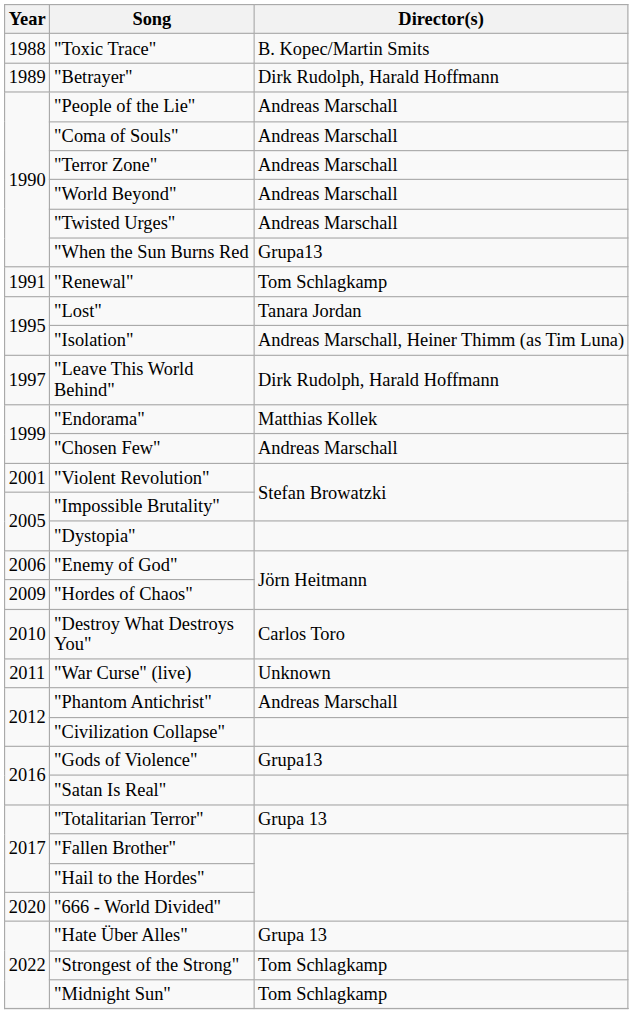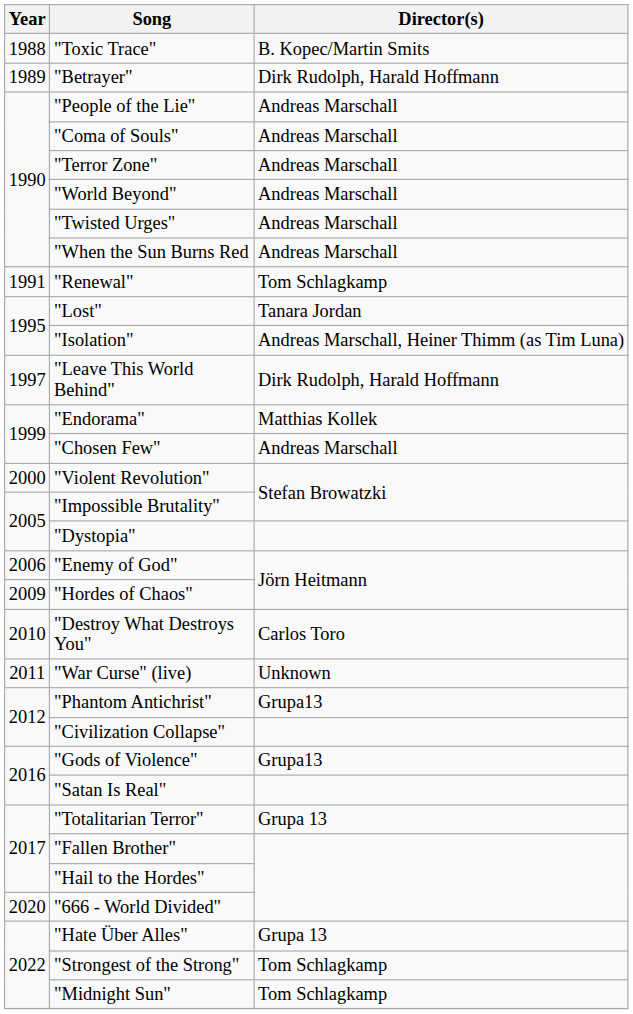(290, 252) Grupa13 -> (328, 252) Andreas Marschall
(27, 477) 2001 -> (27, 477) 2000
(328, 702) Andreas Marschall -> (290, 702) Grupa13
